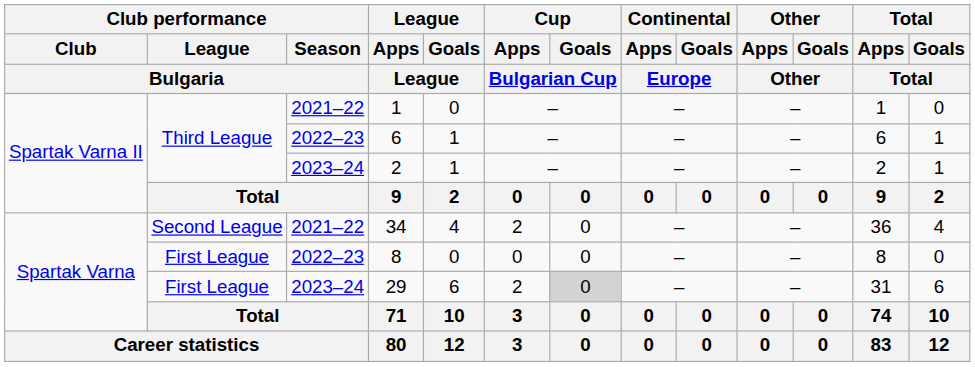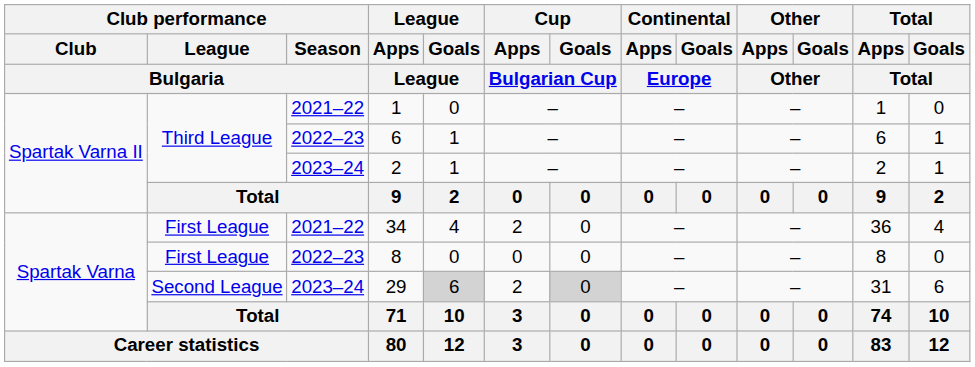(217, 227) Second League -> (217, 227) First League
(217, 286) First League -> (217, 286) Second League
(454, 286) no background -> (454, 286) lightgrey background
